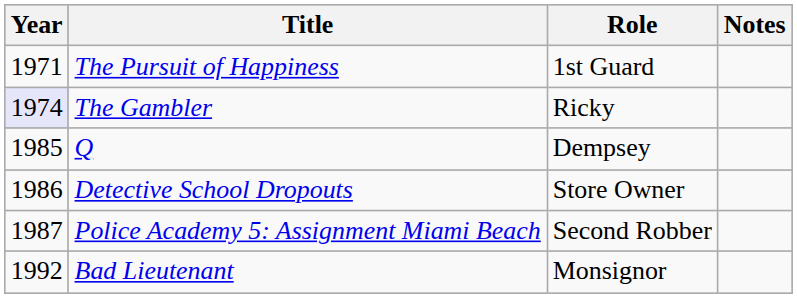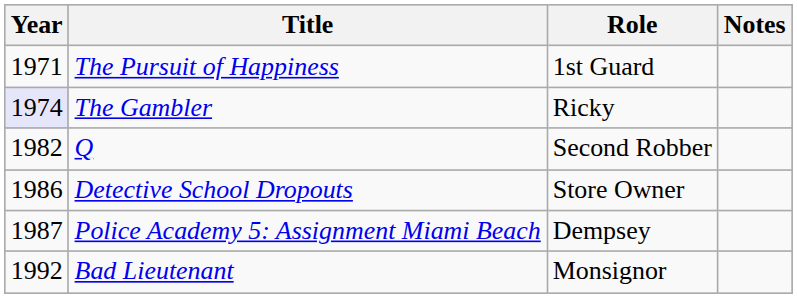(37, 148) 1985 -> (37, 148) 1982
(602, 148) Dempsey -> (632, 148) Second Robber
(632, 230) Second Robber -> (602, 230) Dempsey
